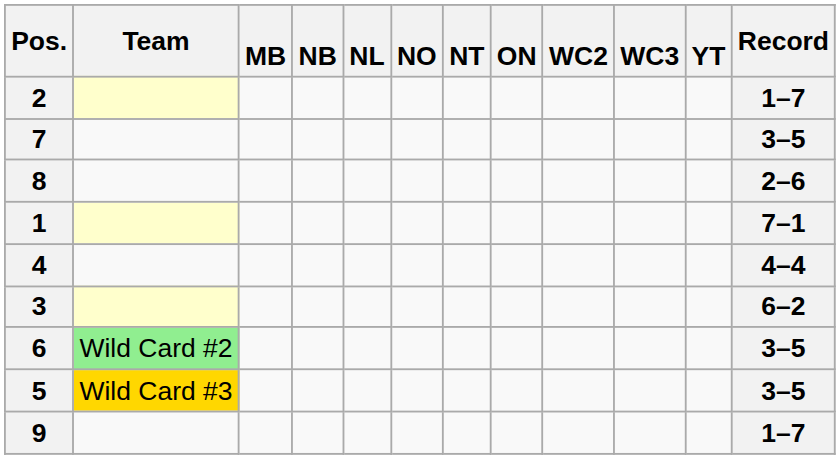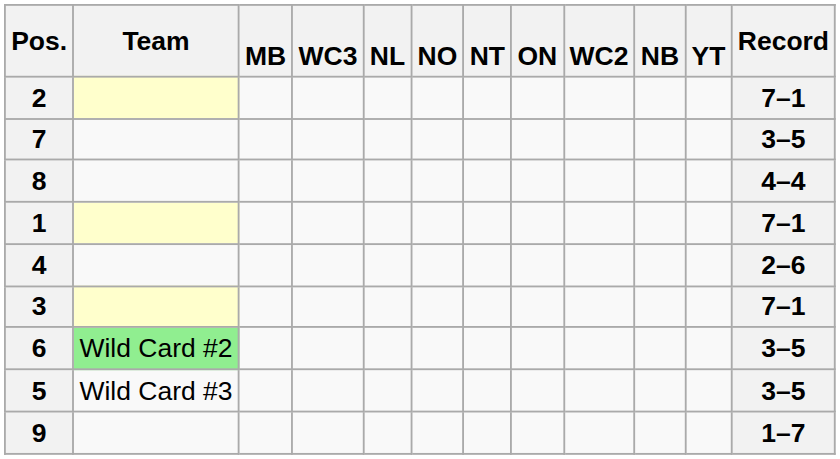columns swapped: (318, 56) <-> (650, 56)
(783, 98) 1–7 -> (783, 98) 7–1
(783, 181) 2–6 -> (783, 181) 4–4
(783, 265) 4–4 -> (783, 265) 2–6
(783, 307) 6–2 -> (783, 307) 7–1
(156, 391) gold background -> (156, 391) no background
